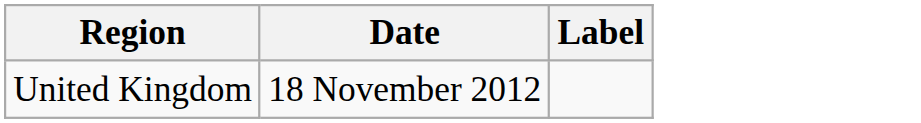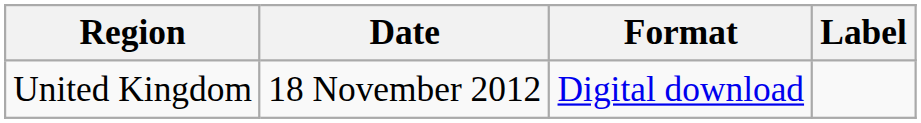+ column: (681, 32)
